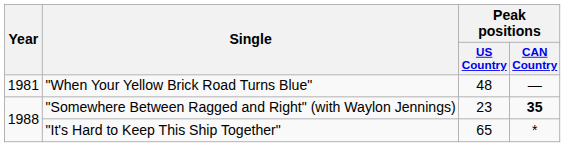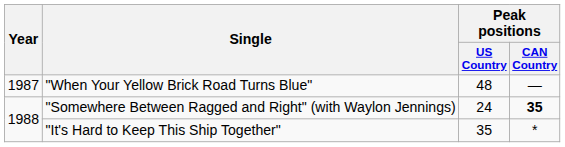(23, 85) 1981 -> (23, 85) 1987
(484, 108) 23 -> (484, 108) 24
(484, 130) 65 -> (484, 130) 35
